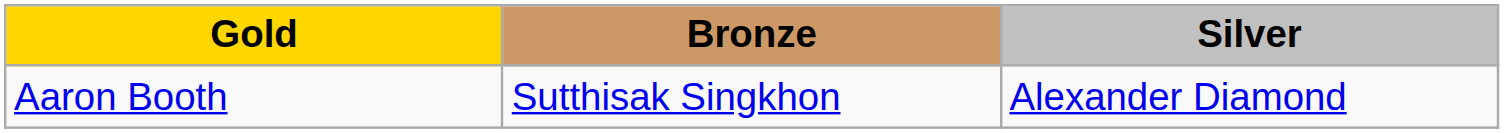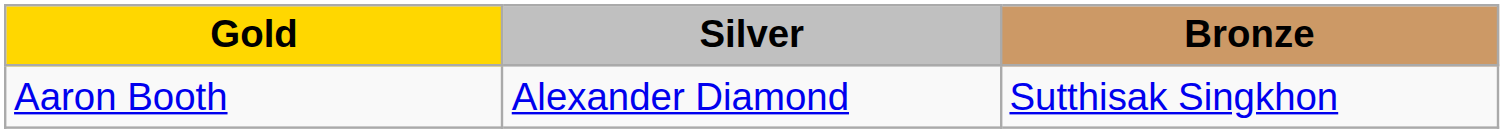columns swapped: (1249, 34) <-> (752, 34)
